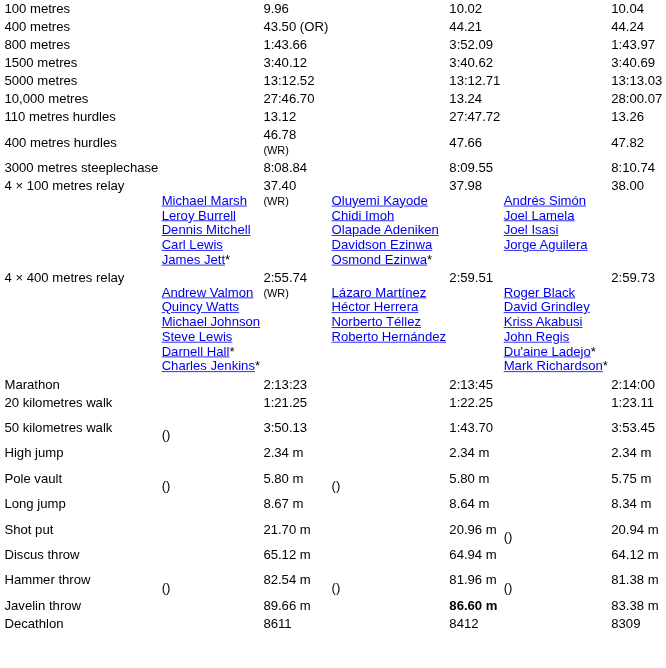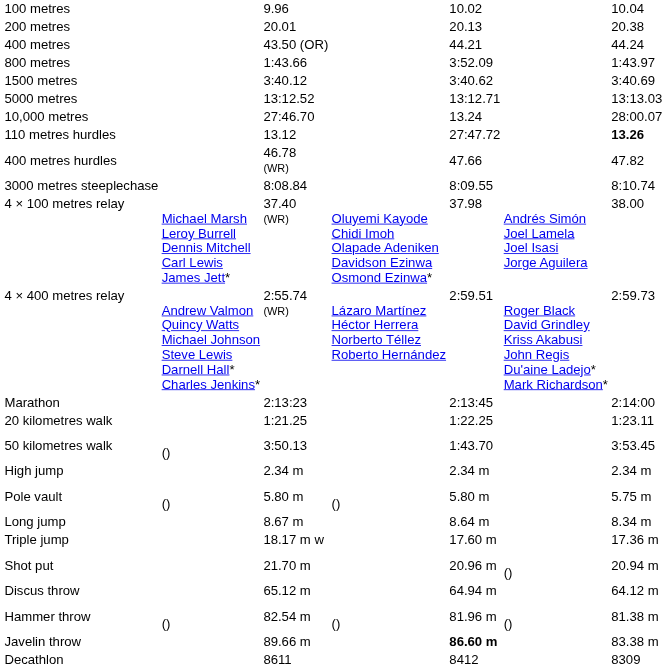+ row: (37, 26)
(628, 117) normal -> (628, 135) bold
+ row: (37, 540)
